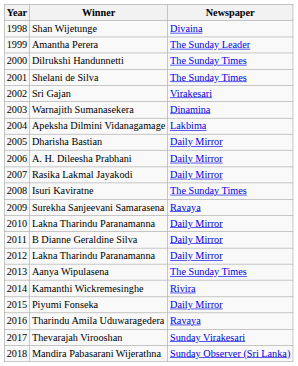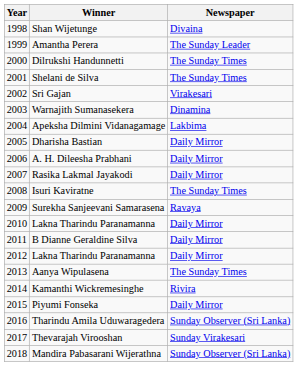(185, 321) Ravaya -> (230, 321) Sunday Observer (Sri Lanka)
